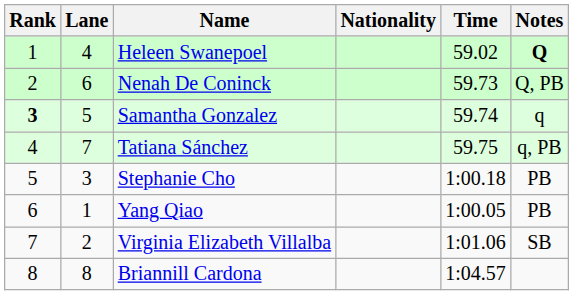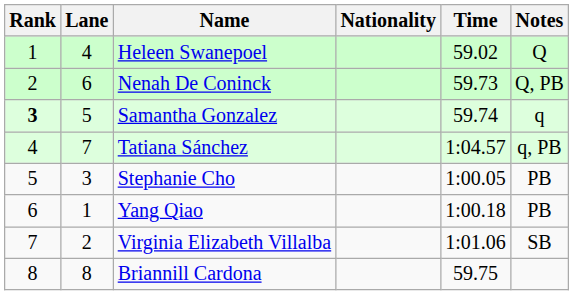(539, 52) bold -> (539, 52) normal
(475, 147) 59.75 -> (475, 147) 1:04.57
(475, 178) 1:00.18 -> (475, 178) 1:00.05
(475, 210) 1:00.05 -> (475, 210) 1:00.18
(475, 274) 1:04.57 -> (475, 274) 59.75
